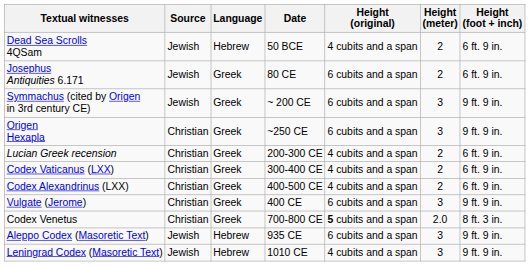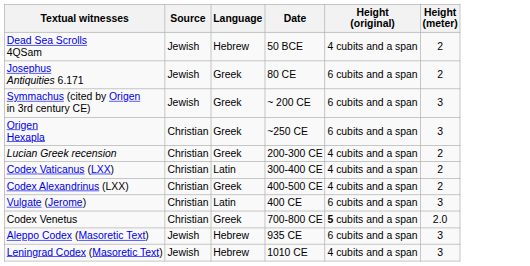- column: (492, 18)
(227, 170) Greek -> (225, 170) Latin
(227, 203) Greek -> (225, 203) Latin
